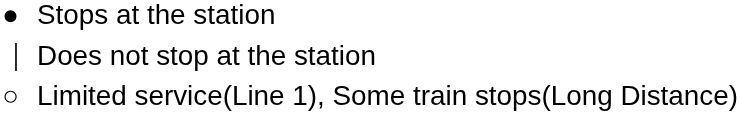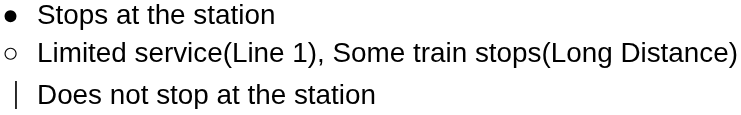rows swapped: (206, 55) <-> (387, 96)
